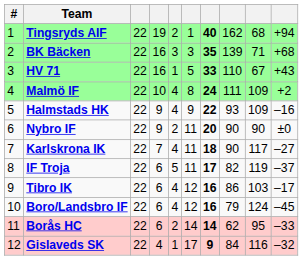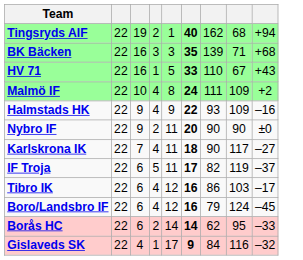- column: (14, 14)
